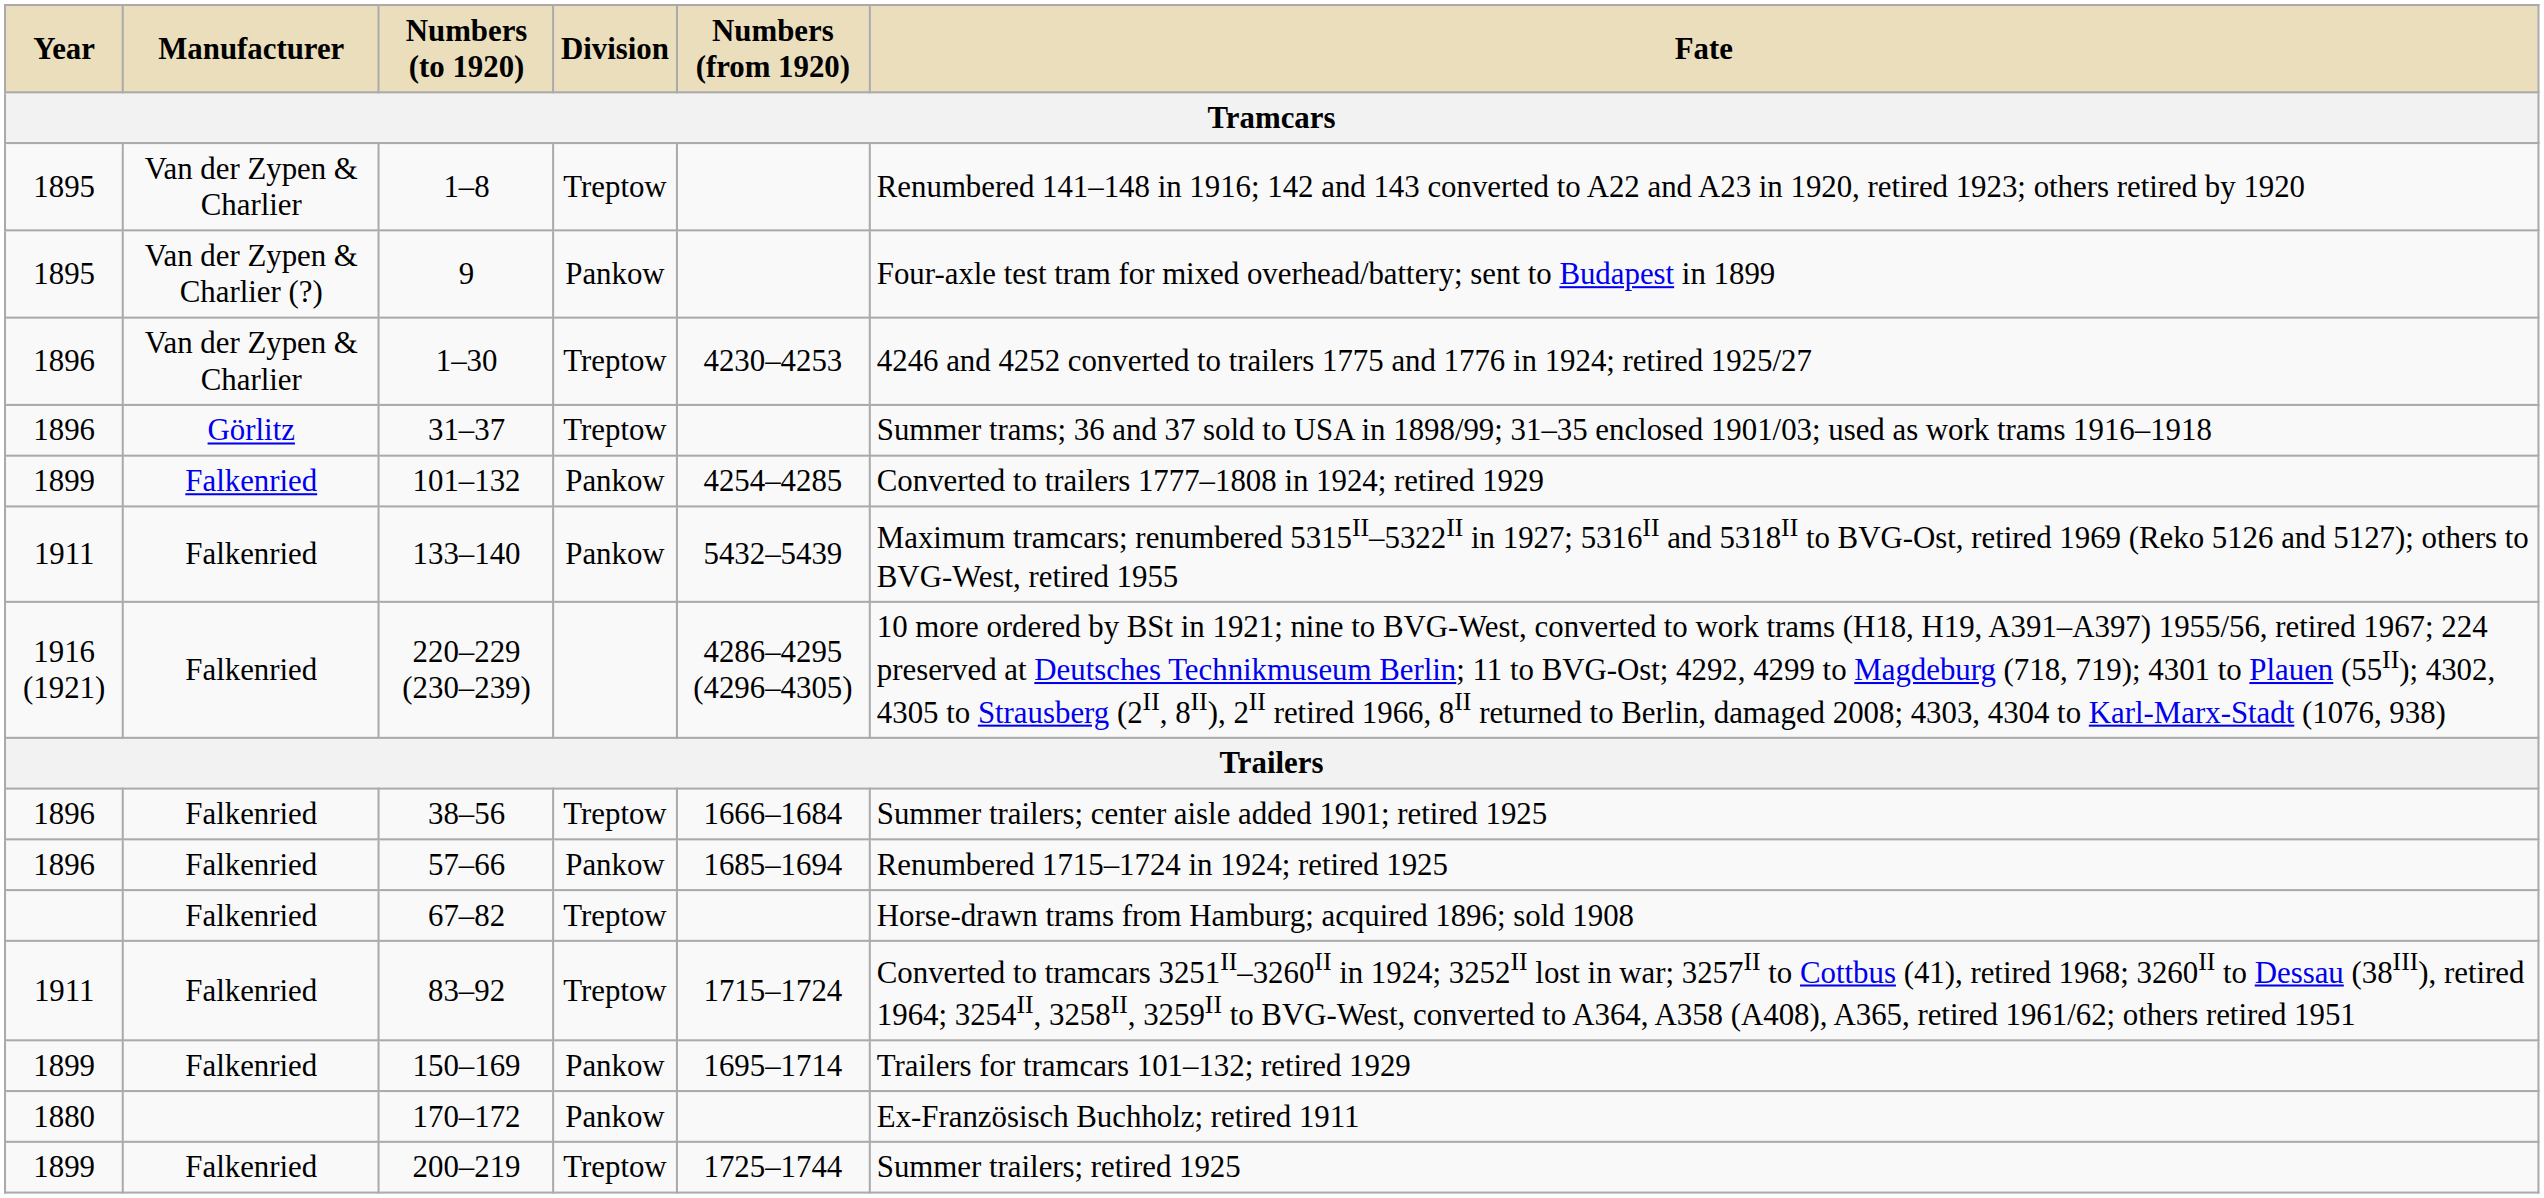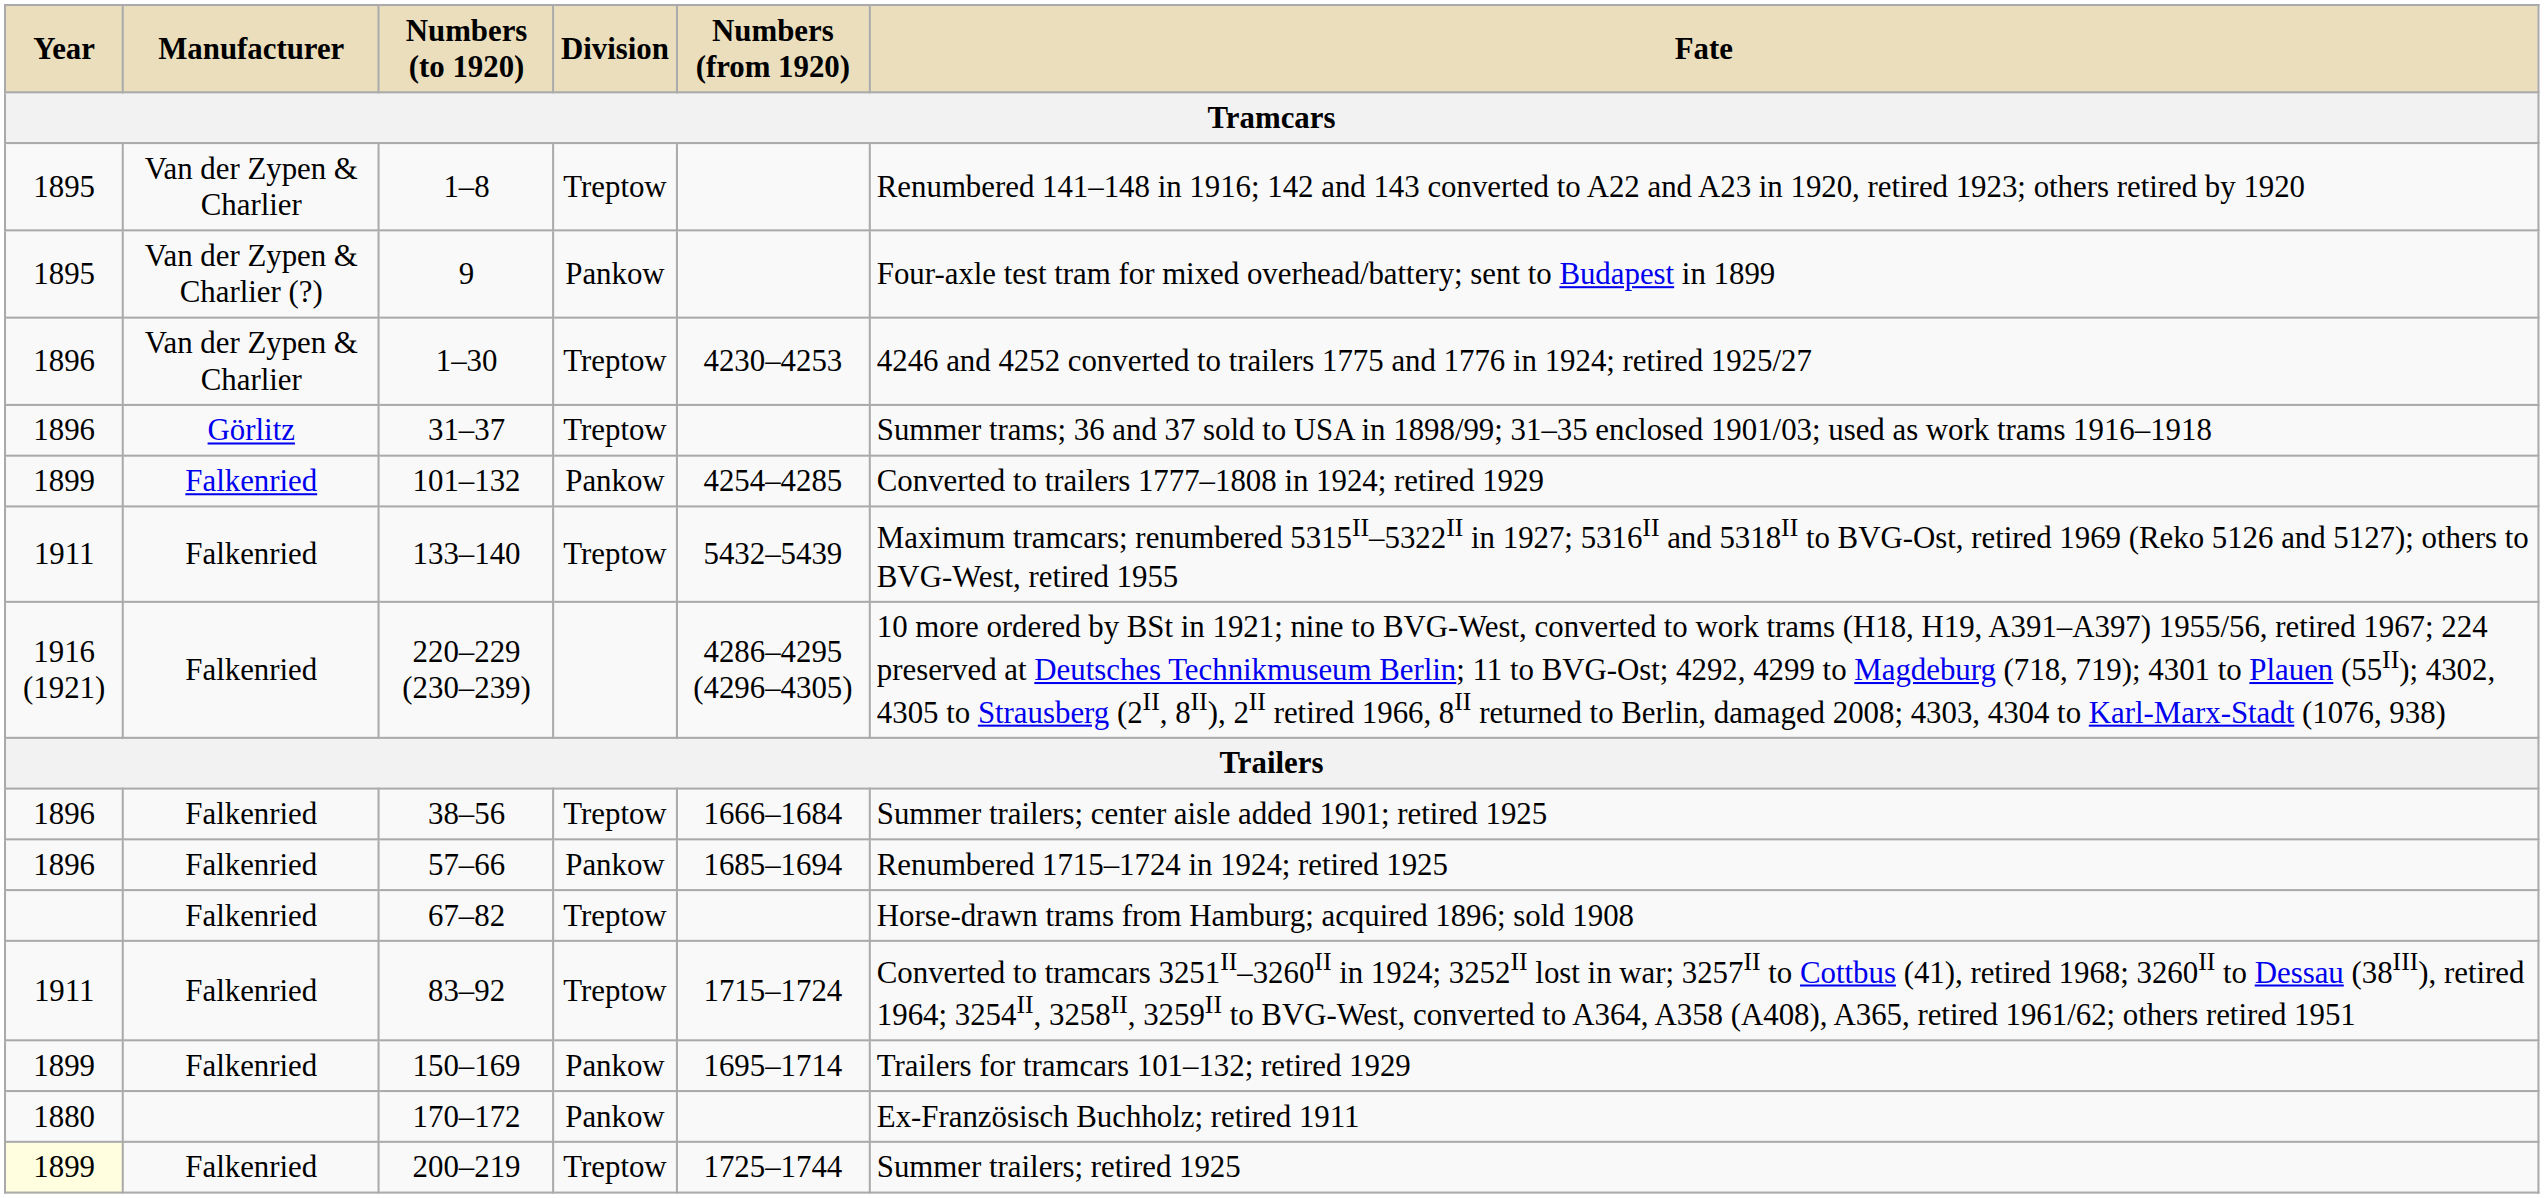(615, 553) Pankow -> (615, 553) Treptow
(64, 1167) no background -> (64, 1167) lightyellow background
